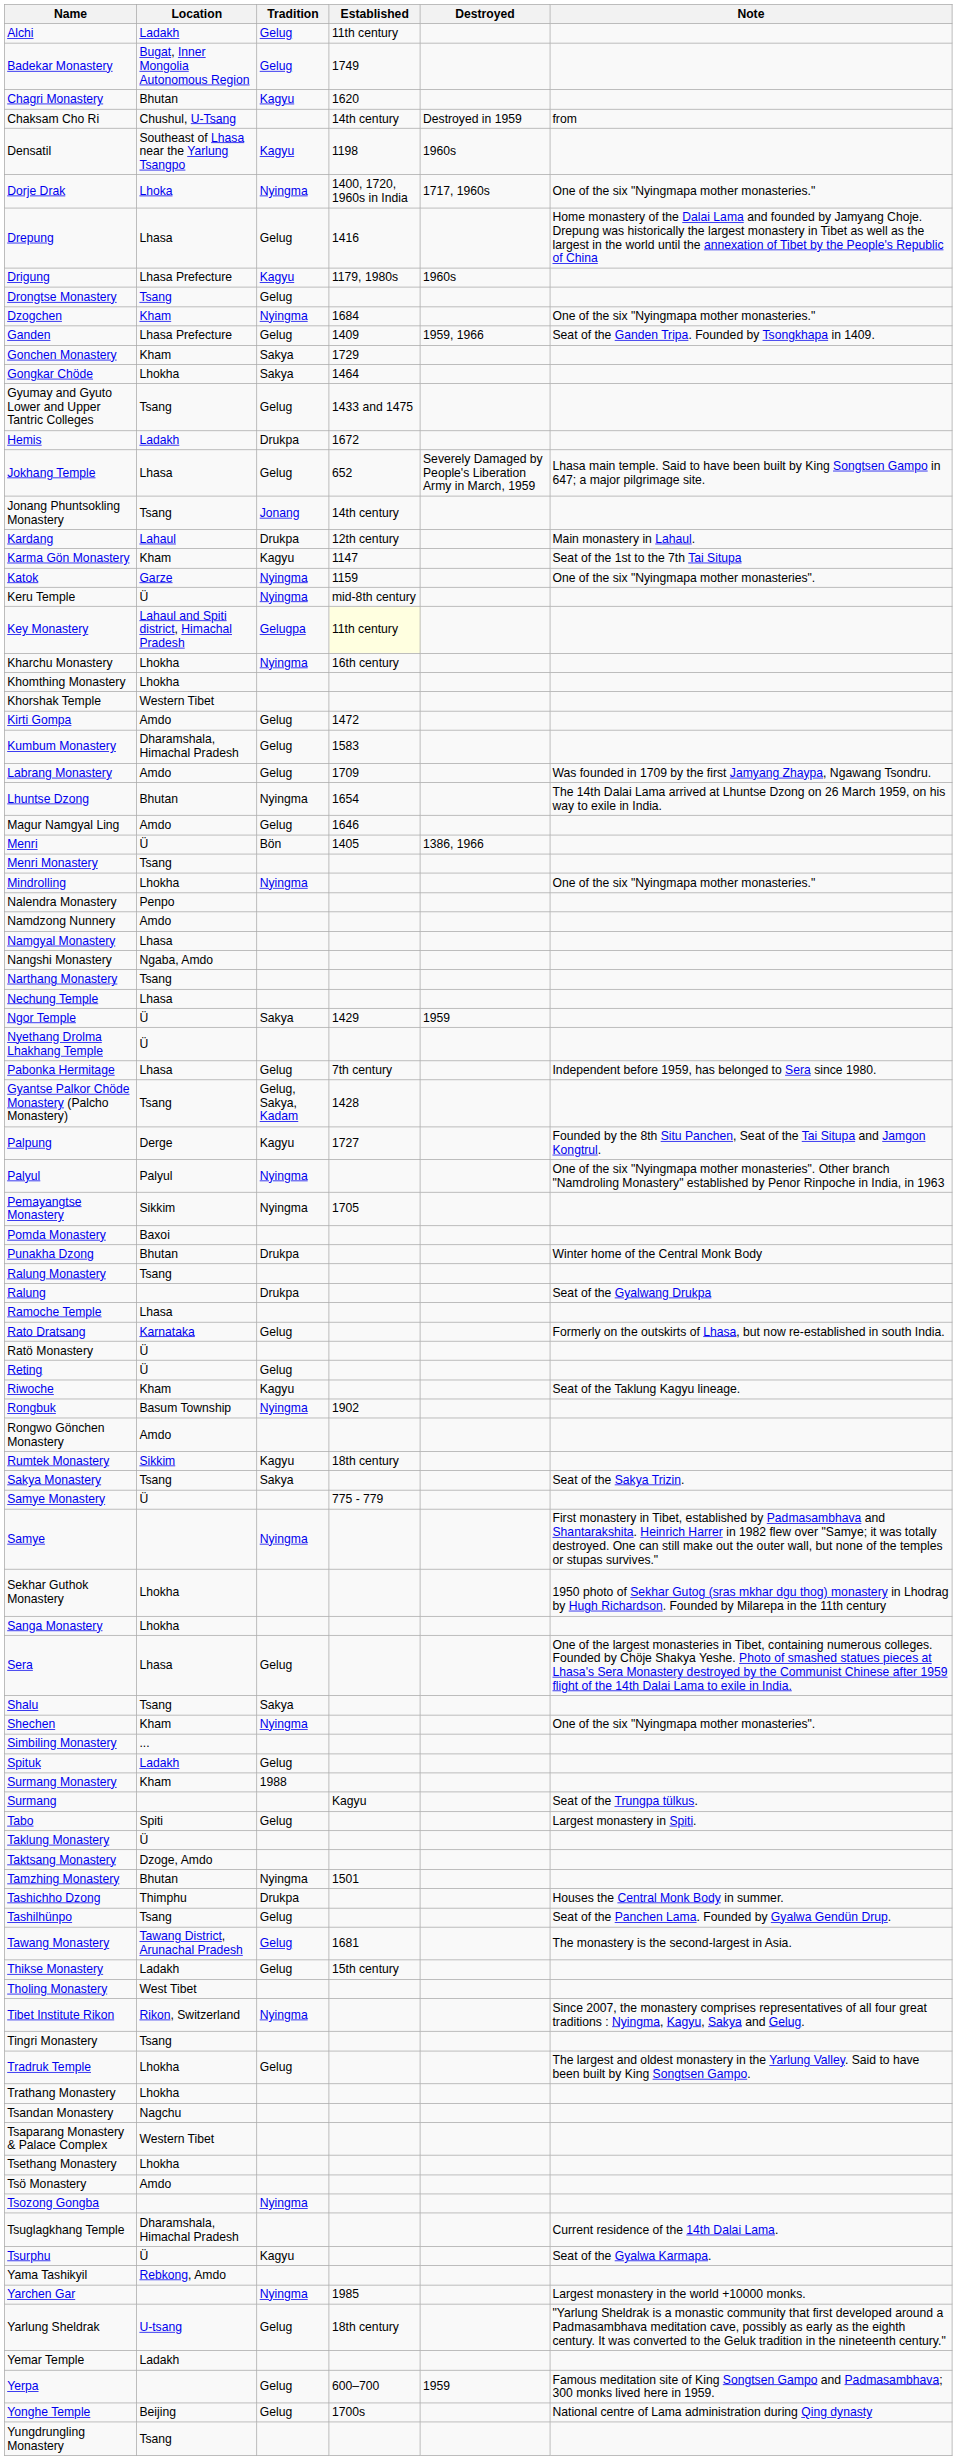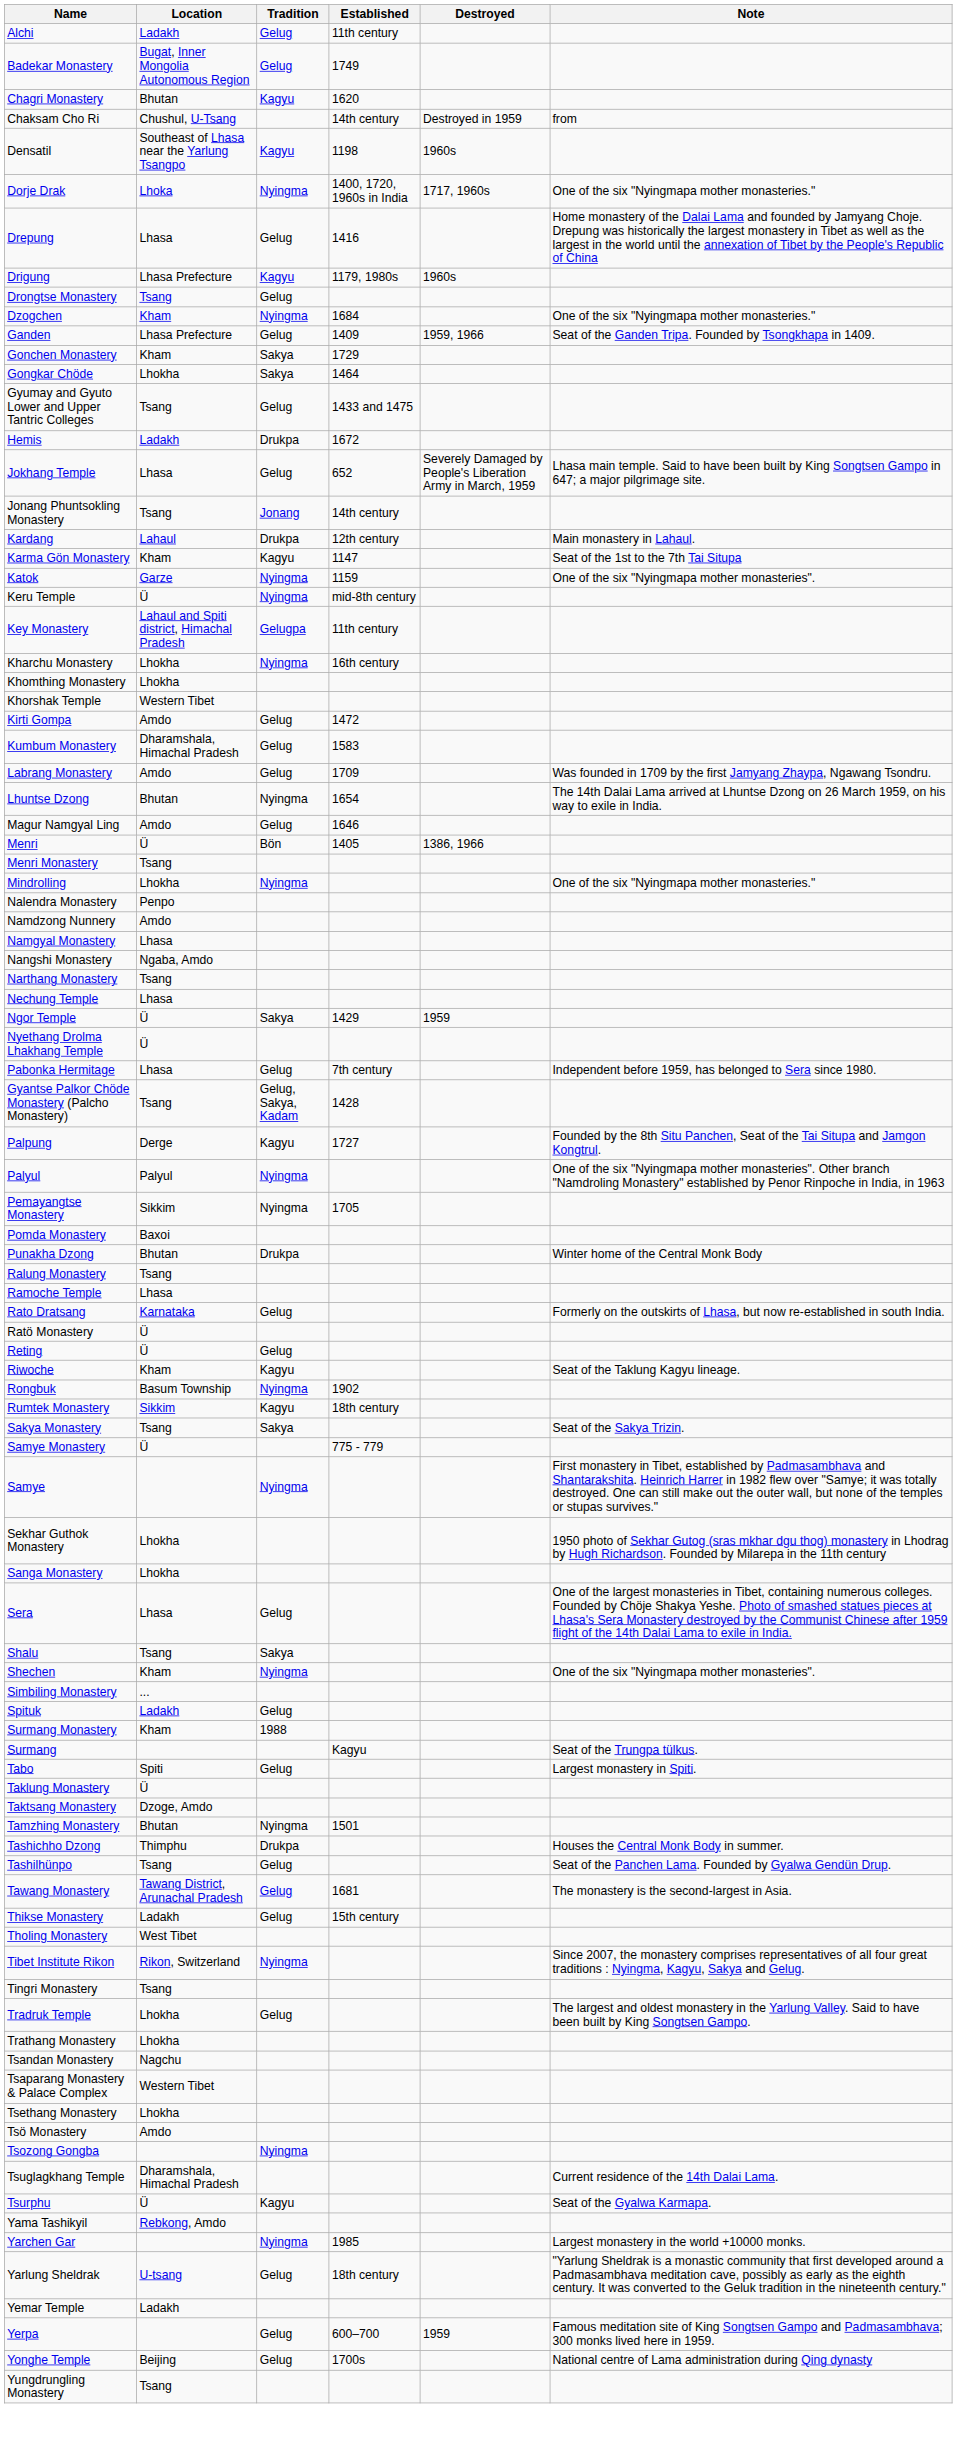(365, 629) lightyellow background -> (365, 629) no background
- row: (26, 1293)
- row: (56, 1434)
